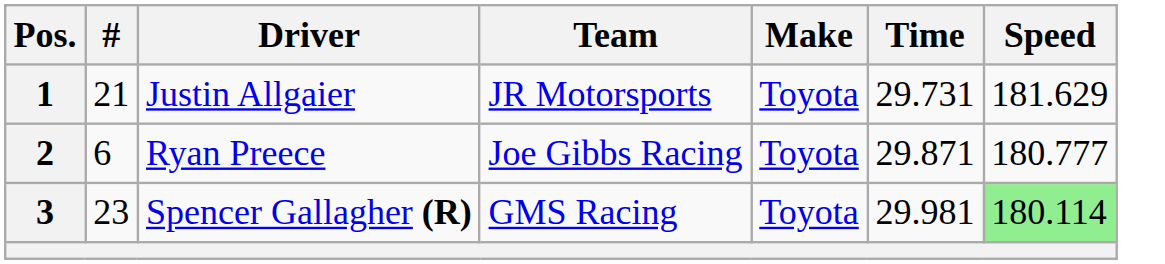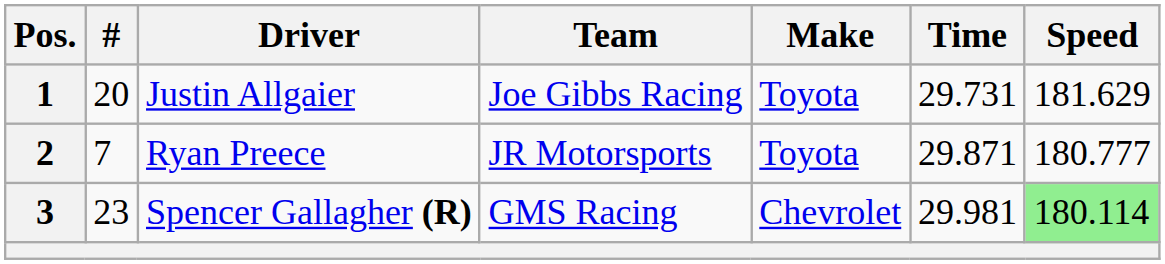(111, 93) 21 -> (111, 93) 20
(600, 93) JR Motorsports -> (616, 93) Joe Gibbs Racing
(102, 153) 6 -> (102, 153) 7
(616, 153) Joe Gibbs Racing -> (600, 153) JR Motorsports
(809, 212) Toyota -> (830, 212) Chevrolet
